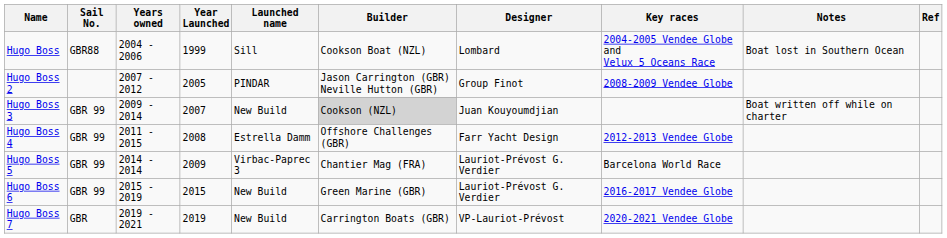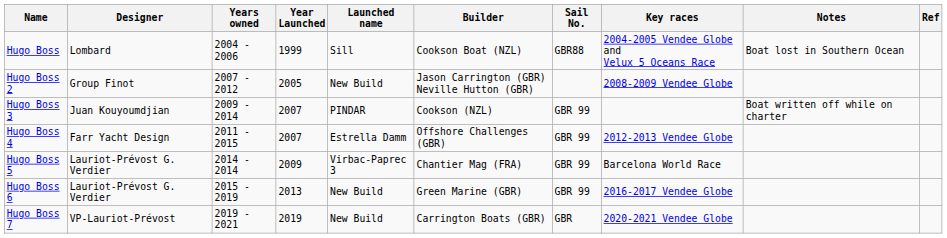columns swapped: (92, 18) <-> (529, 18)
(252, 83) PINDAR -> (356, 83) New Build
(261, 111) New Build -> (348, 111) PINDAR
(359, 111) lightgrey background -> (455, 111) no background
(194, 138) 2008 -> (290, 138) 2007
(194, 192) 2015 -> (290, 192) 2013
